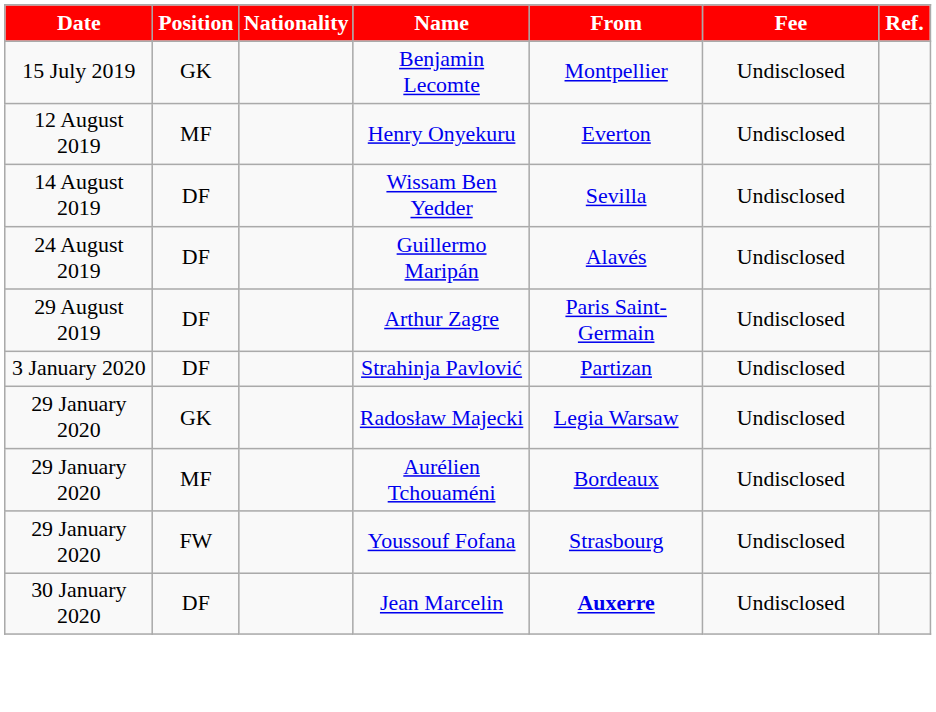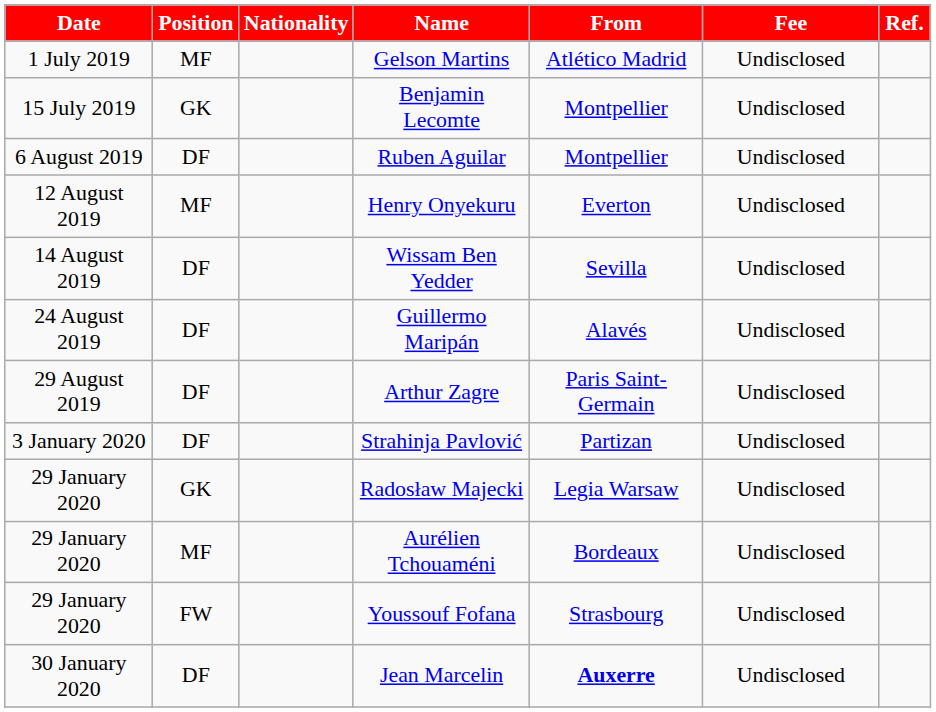+ row: (442, 59)
+ row: (442, 157)
